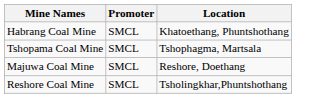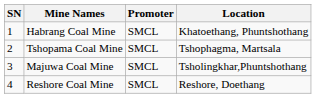+ column: (14, 13)
(202, 66) Reshore, Doethang -> (243, 66) Tsholingkhar,Phuntshothang
(223, 84) Tsholingkhar,Phuntshothang -> (222, 84) Reshore, Doethang
